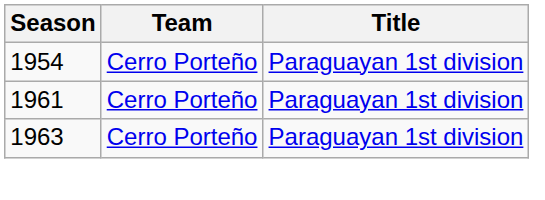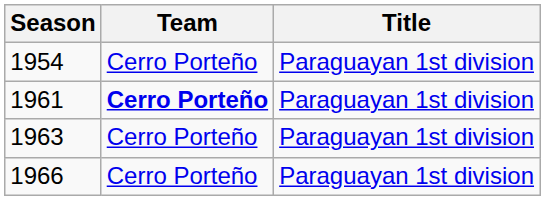(182, 99) normal -> (187, 99) bold
+ row: (37, 175)
